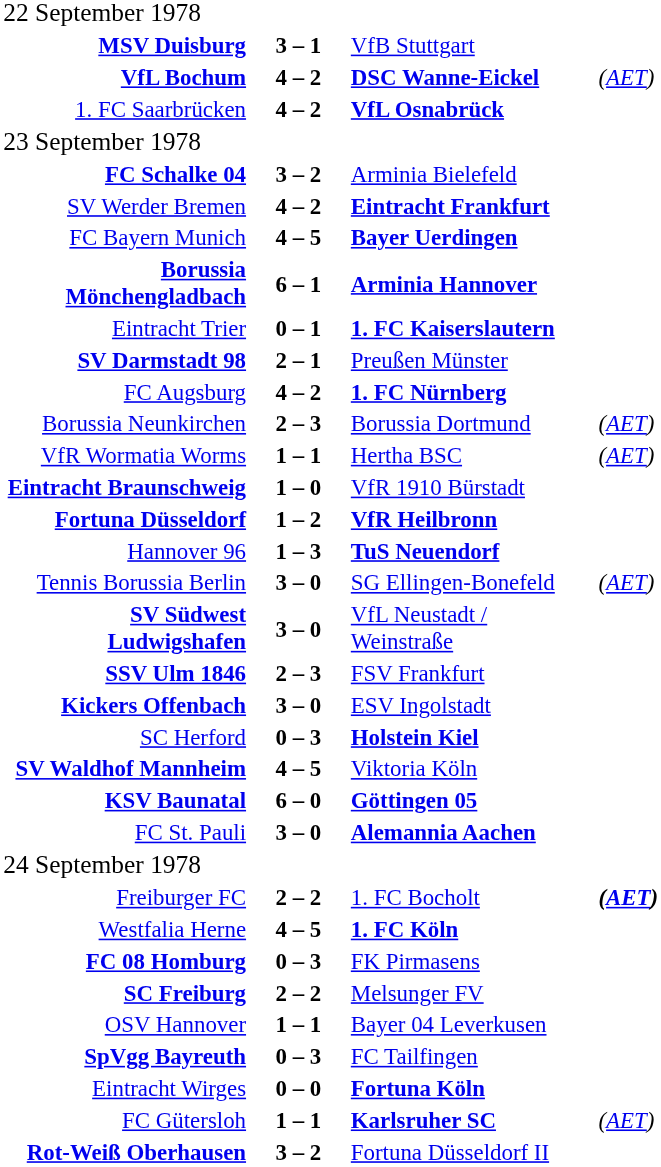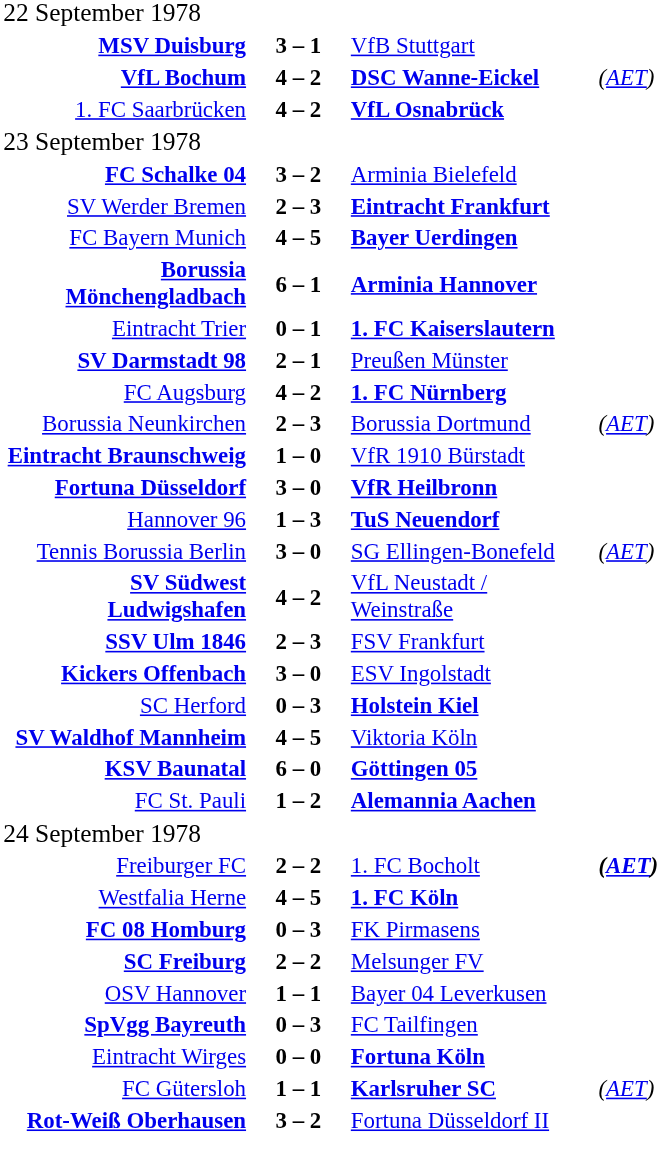(298, 206) 4 – 2 -> (298, 206) 2 – 3
- row: (143, 455)
(298, 519) 1 – 2 -> (298, 487) 3 – 0
(298, 628) 3 – 0 -> (298, 596) 4 – 2
(298, 832) 3 – 0 -> (298, 800) 1 – 2
